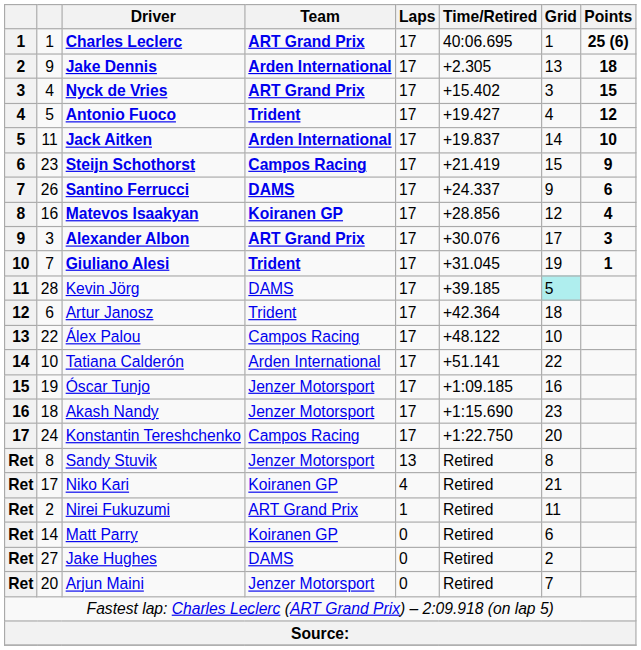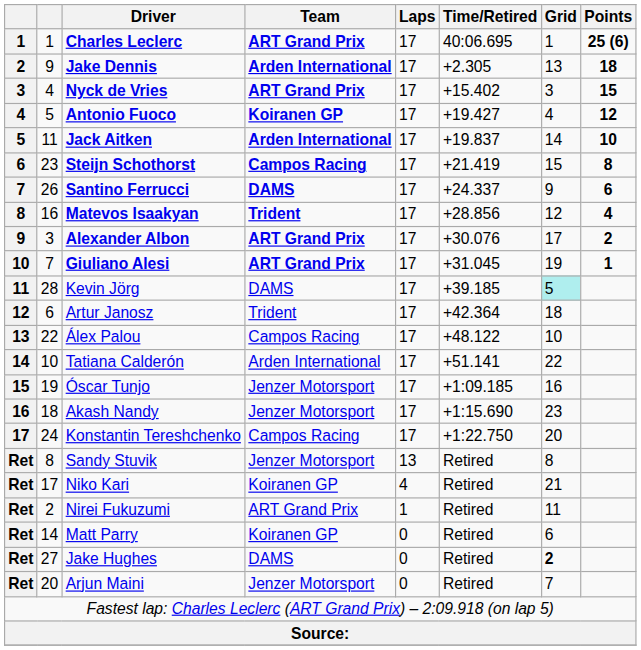(274, 115) Trident -> (296, 115) Koiranen GP
(608, 164) 9 -> (608, 164) 8
(296, 214) Koiranen GP -> (274, 214) Trident
(608, 238) 3 -> (608, 238) 2
(274, 263) Trident -> (307, 263) ART Grand Prix
(549, 559) normal -> (549, 559) bold
